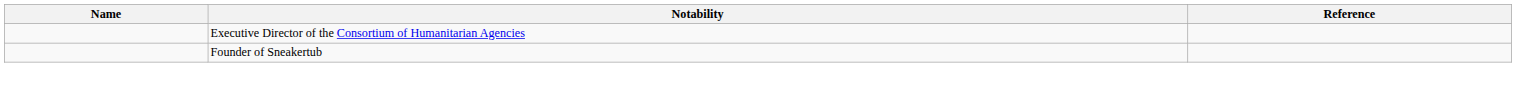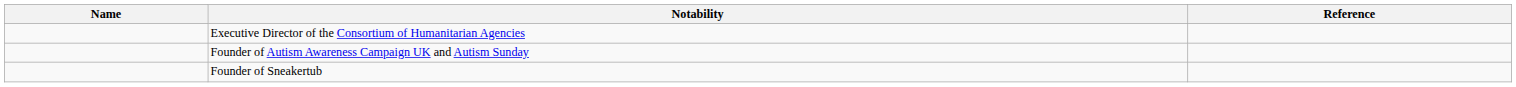+ row: (370, 52)
